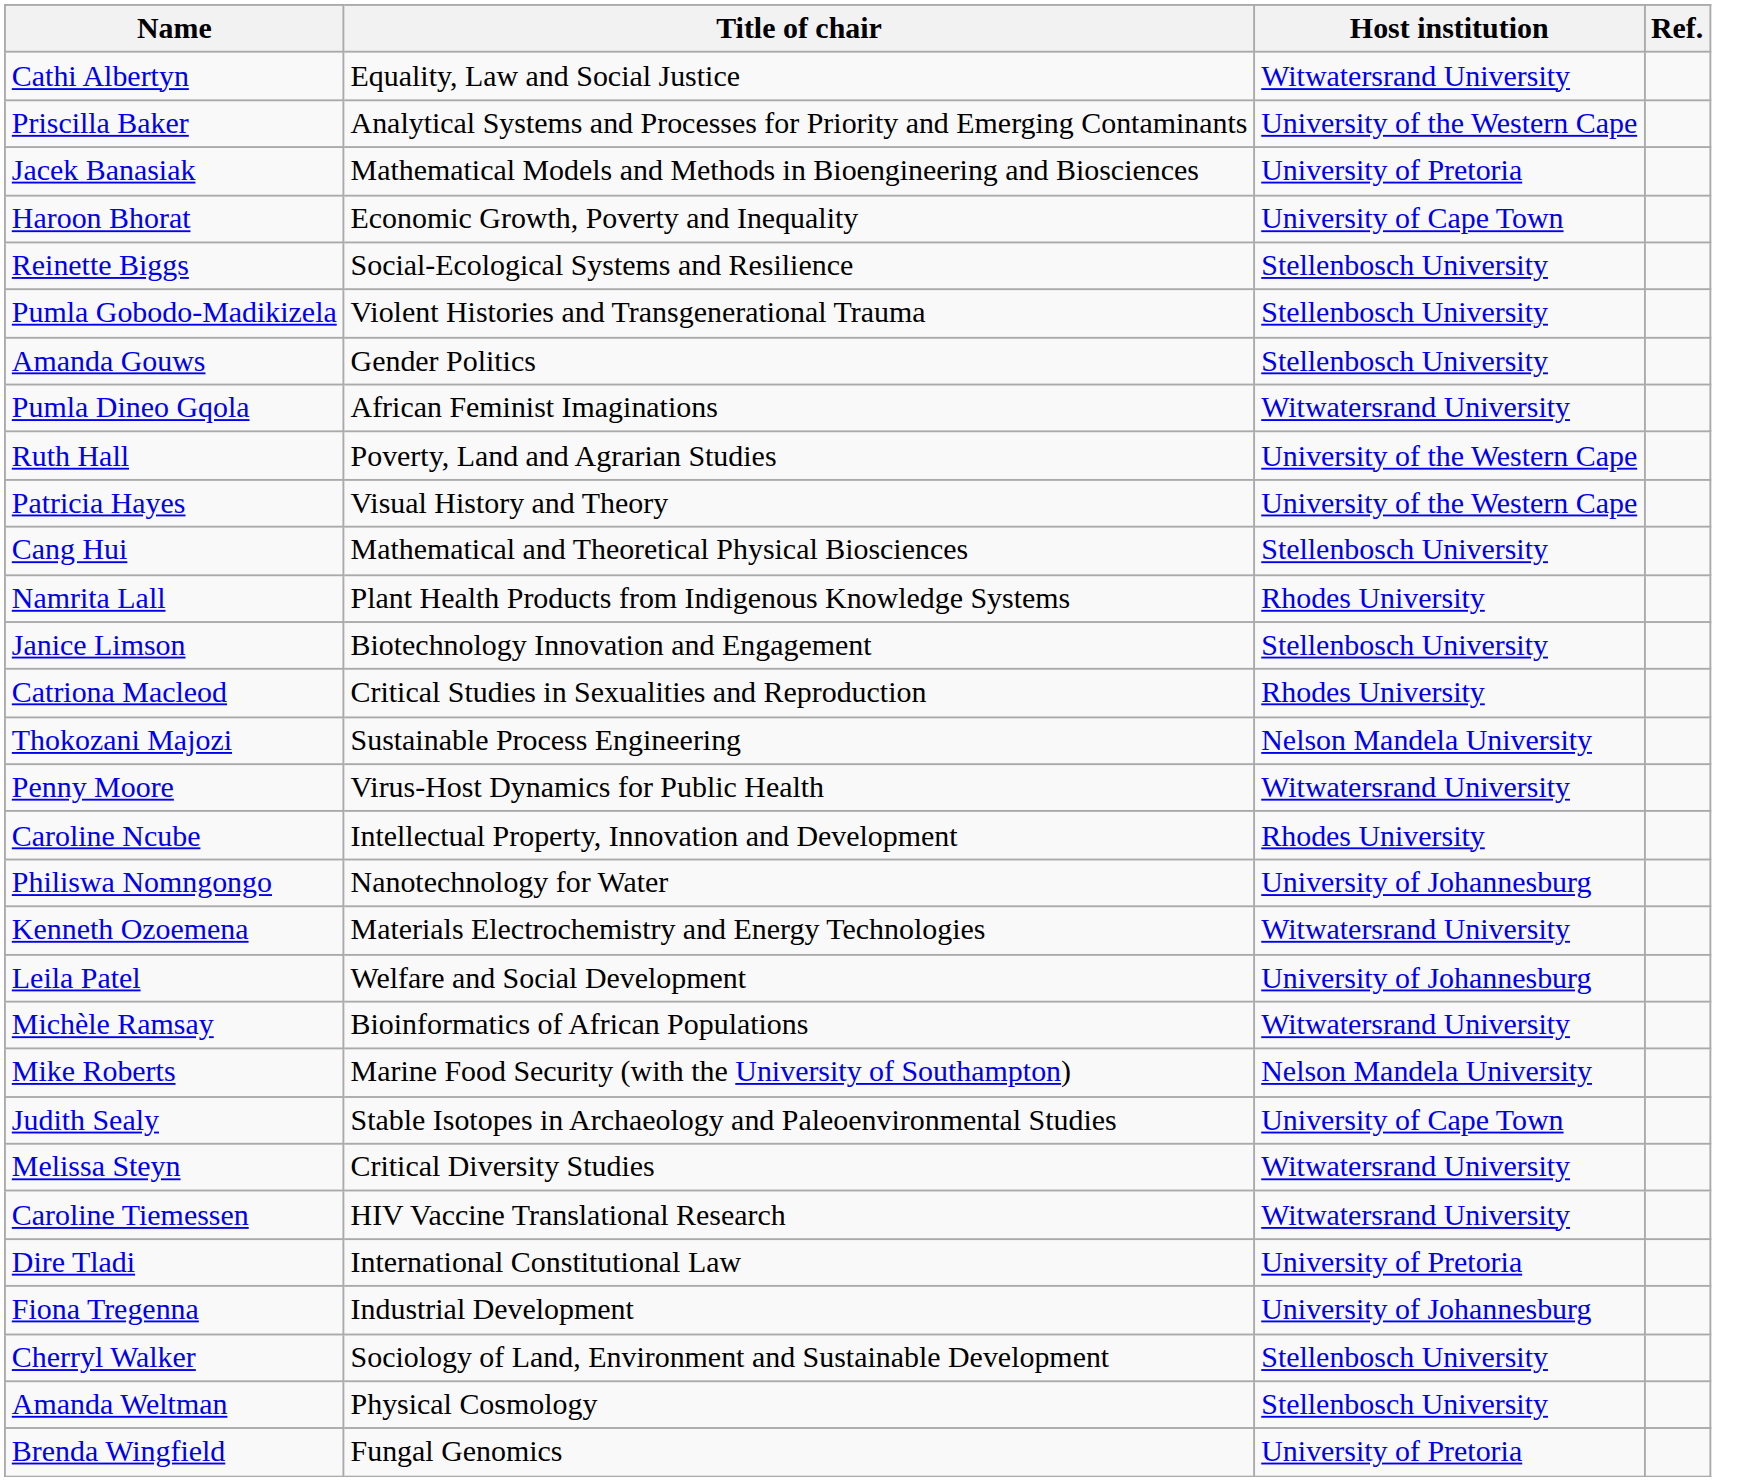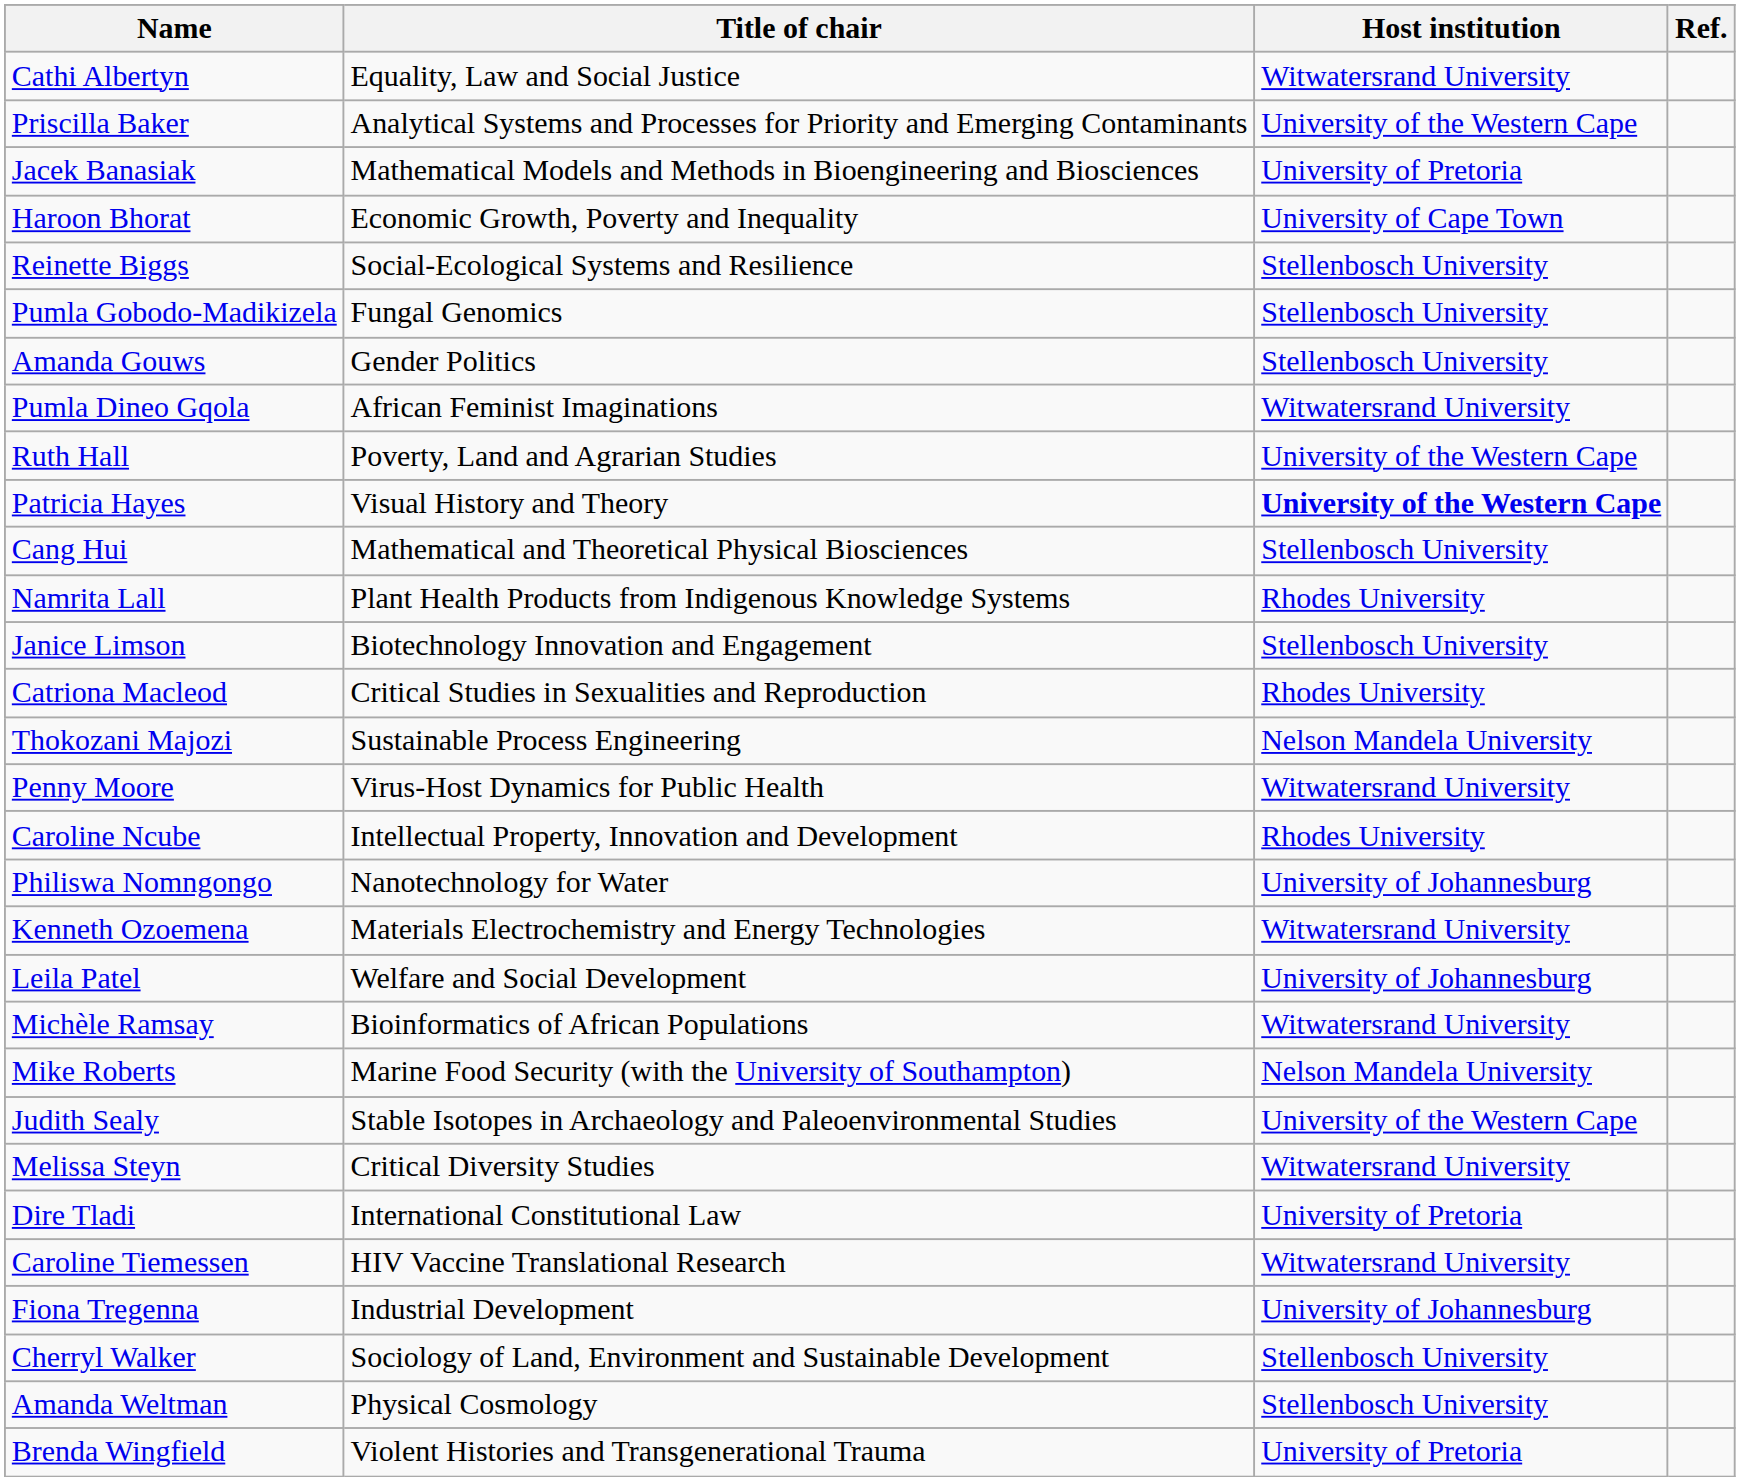(638, 312) Violent Histories and Transgenerational Trauma -> (456, 312) Fungal Genomics
(1449, 502) normal -> (1461, 502) bold
(1412, 1119) University of Cape Town -> (1449, 1119) University of the Western Cape
rows swapped: (130, 1214) <-> (73, 1261)
(456, 1451) Fungal Genomics -> (638, 1451) Violent Histories and Transgenerational Trauma
